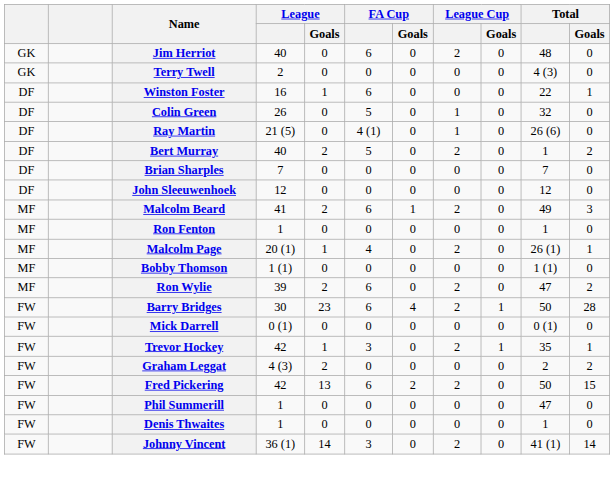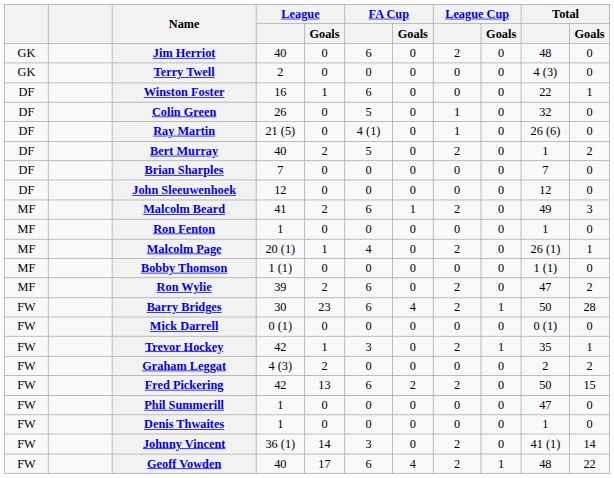+ row: (184, 463)
